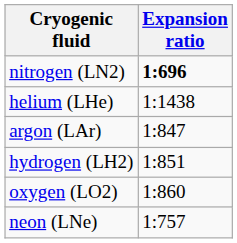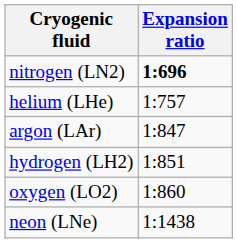(169, 101) 1:1438 -> (164, 101) 1:757
(164, 222) 1:757 -> (169, 222) 1:1438
